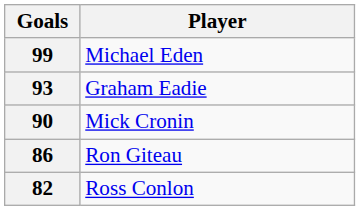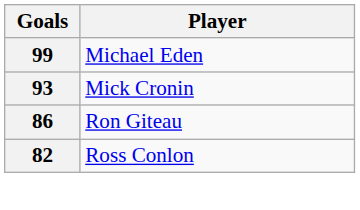- row: (146, 88)
(43, 121) 90 -> (43, 88) 93
